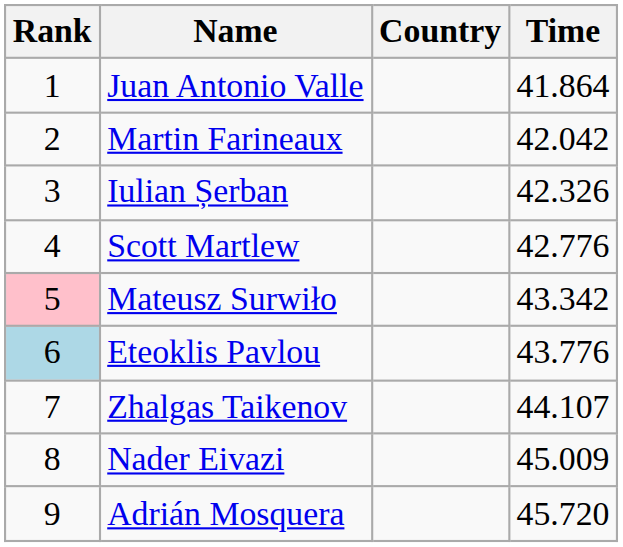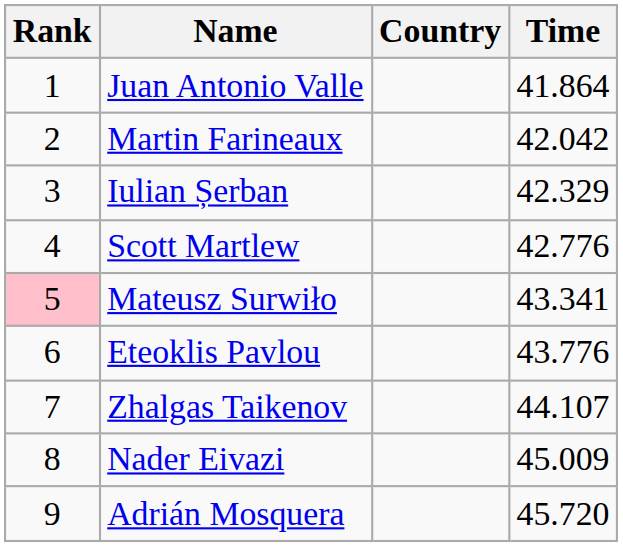(563, 191) 42.326 -> (563, 191) 42.329
(563, 298) 43.342 -> (563, 298) 43.341
(52, 352) lightblue background -> (52, 352) no background
